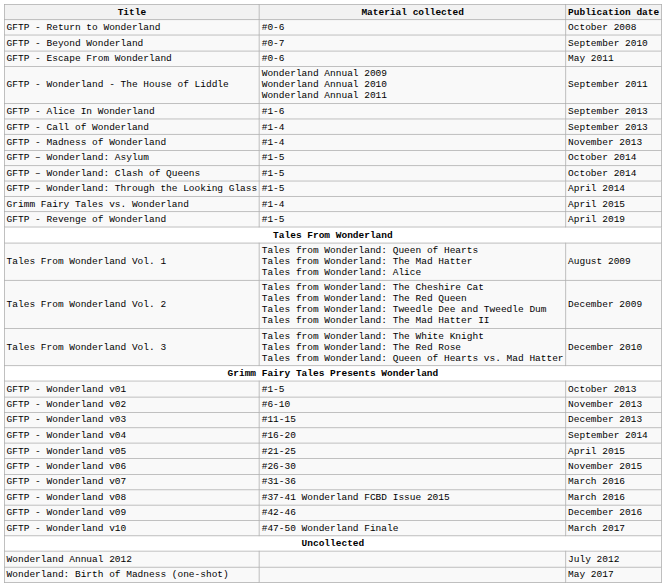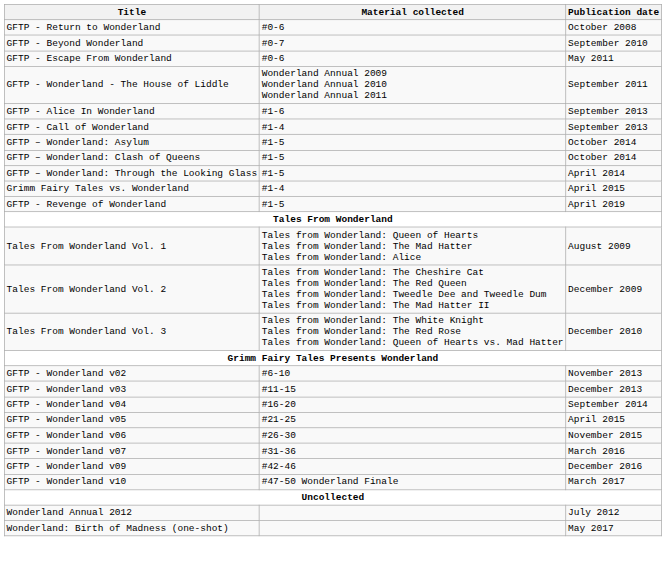- row: (86, 142)
- row: (66, 389)
- row: (66, 497)
